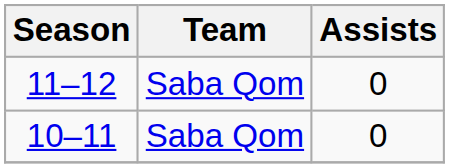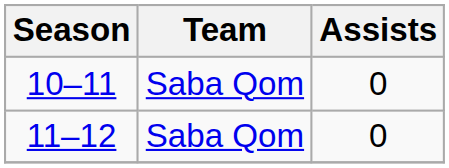rows swapped: (72, 135) <-> (72, 83)
